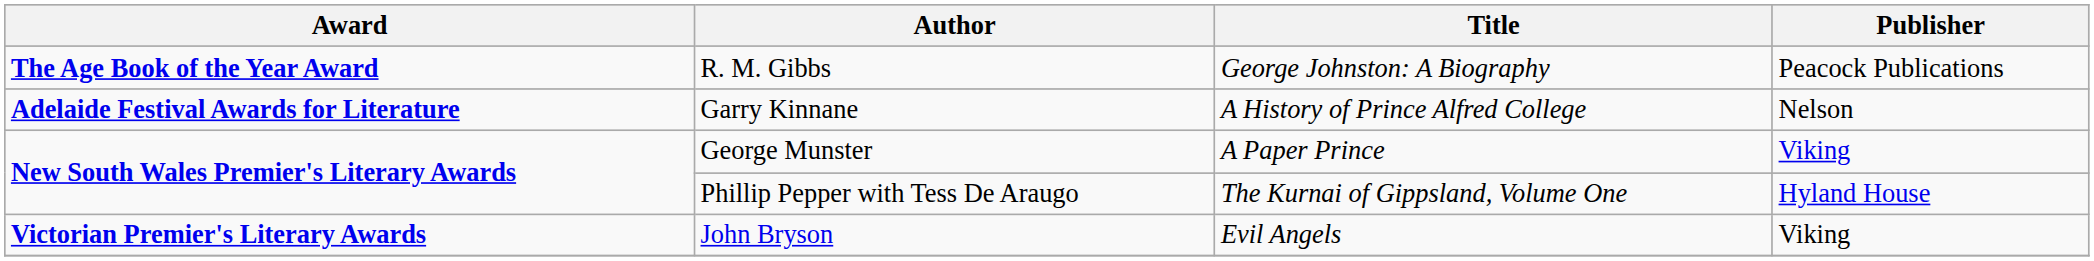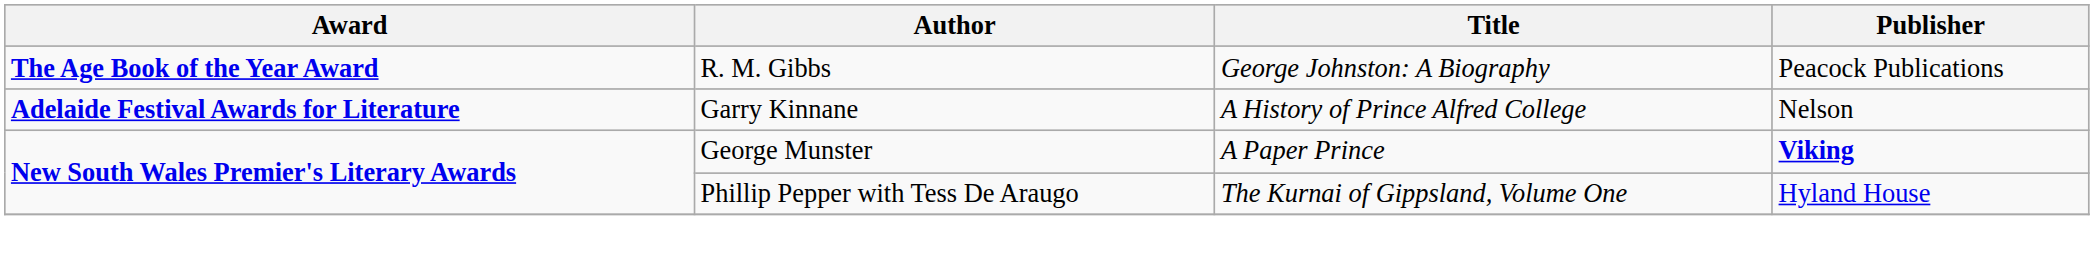(1814, 151) normal -> (1816, 151) bold
- row: (767, 234)
